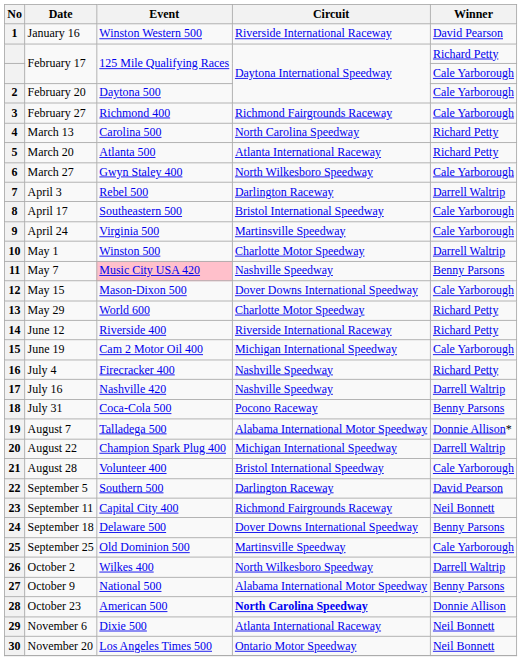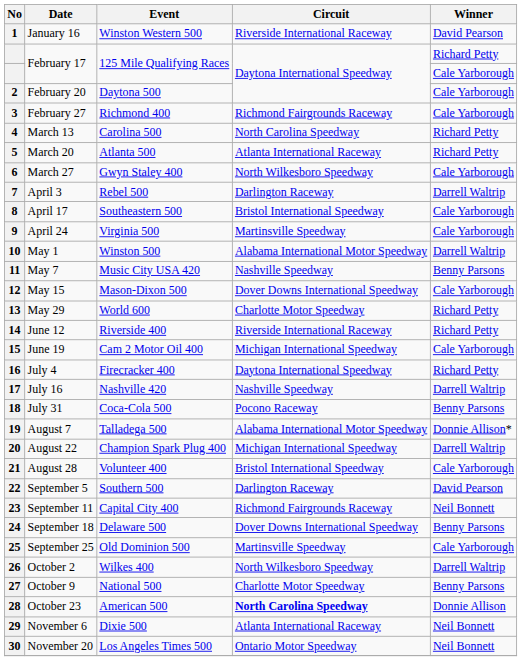(300, 250) Charlotte Motor Speedway -> (331, 250) Alabama International Motor Speedway
(150, 270) pink background -> (150, 270) no background
(284, 369) Nashville Speedway -> (313, 369) Daytona International Speedway
(331, 586) Alabama International Motor Speedway -> (300, 586) Charlotte Motor Speedway
